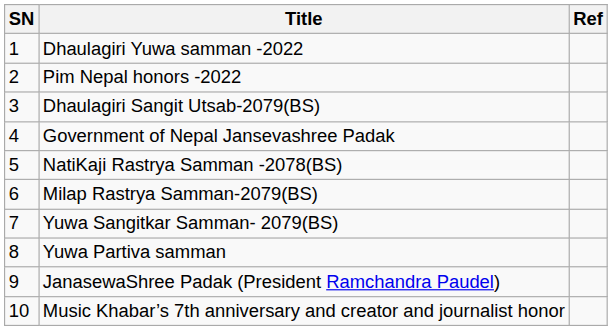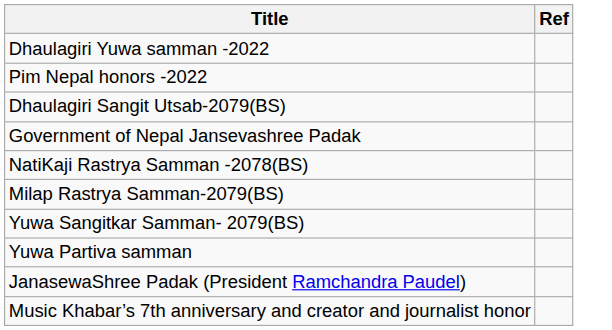- column: (22, 19)
